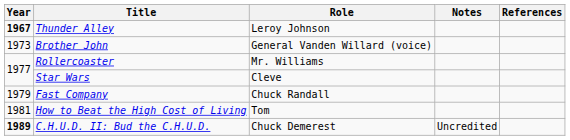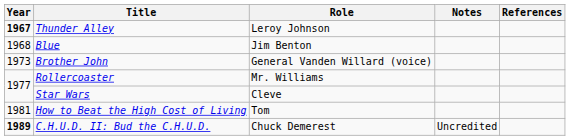+ row: (48, 45)
- row: (72, 94)
